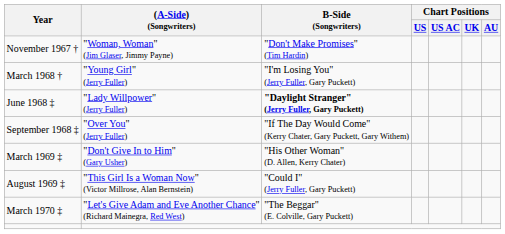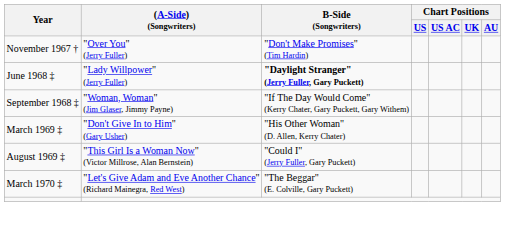(128, 49) "Woman, Woman" (Jim Glaser, Jimmy Payne) -> (106, 49) "Over You" (Jerry Fuller)
- row: (34, 76)
(106, 130) "Over You" (Jerry Fuller) -> (128, 103) "Woman, Woman" (Jim Glaser, Jimmy Payne)
